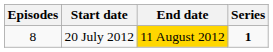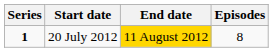columns swapped: (248, 15) <-> (33, 15)
